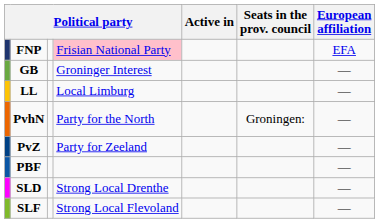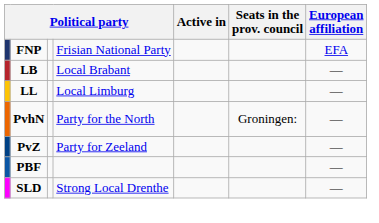(114, 49) pink background -> (114, 49) no background
- row: (29, 70)
+ row: (29, 70)
- row: (29, 208)
